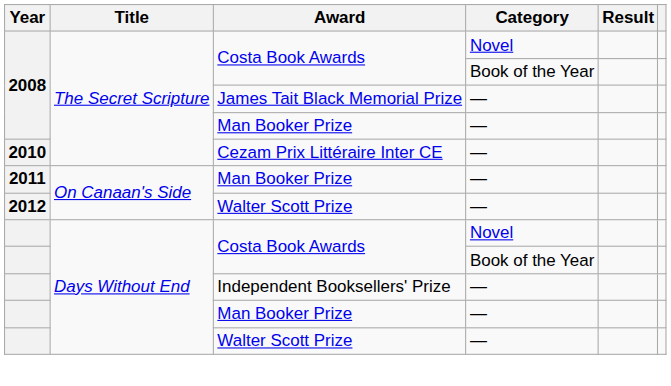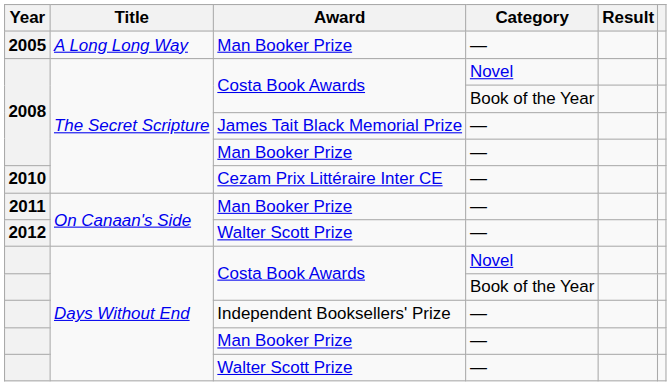+ row: (27, 44)
